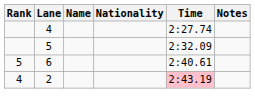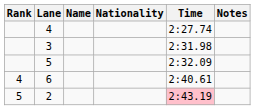+ row: (49, 46)
(19, 63) 5 -> (19, 80) 4
(19, 80) 4 -> (19, 96) 5
